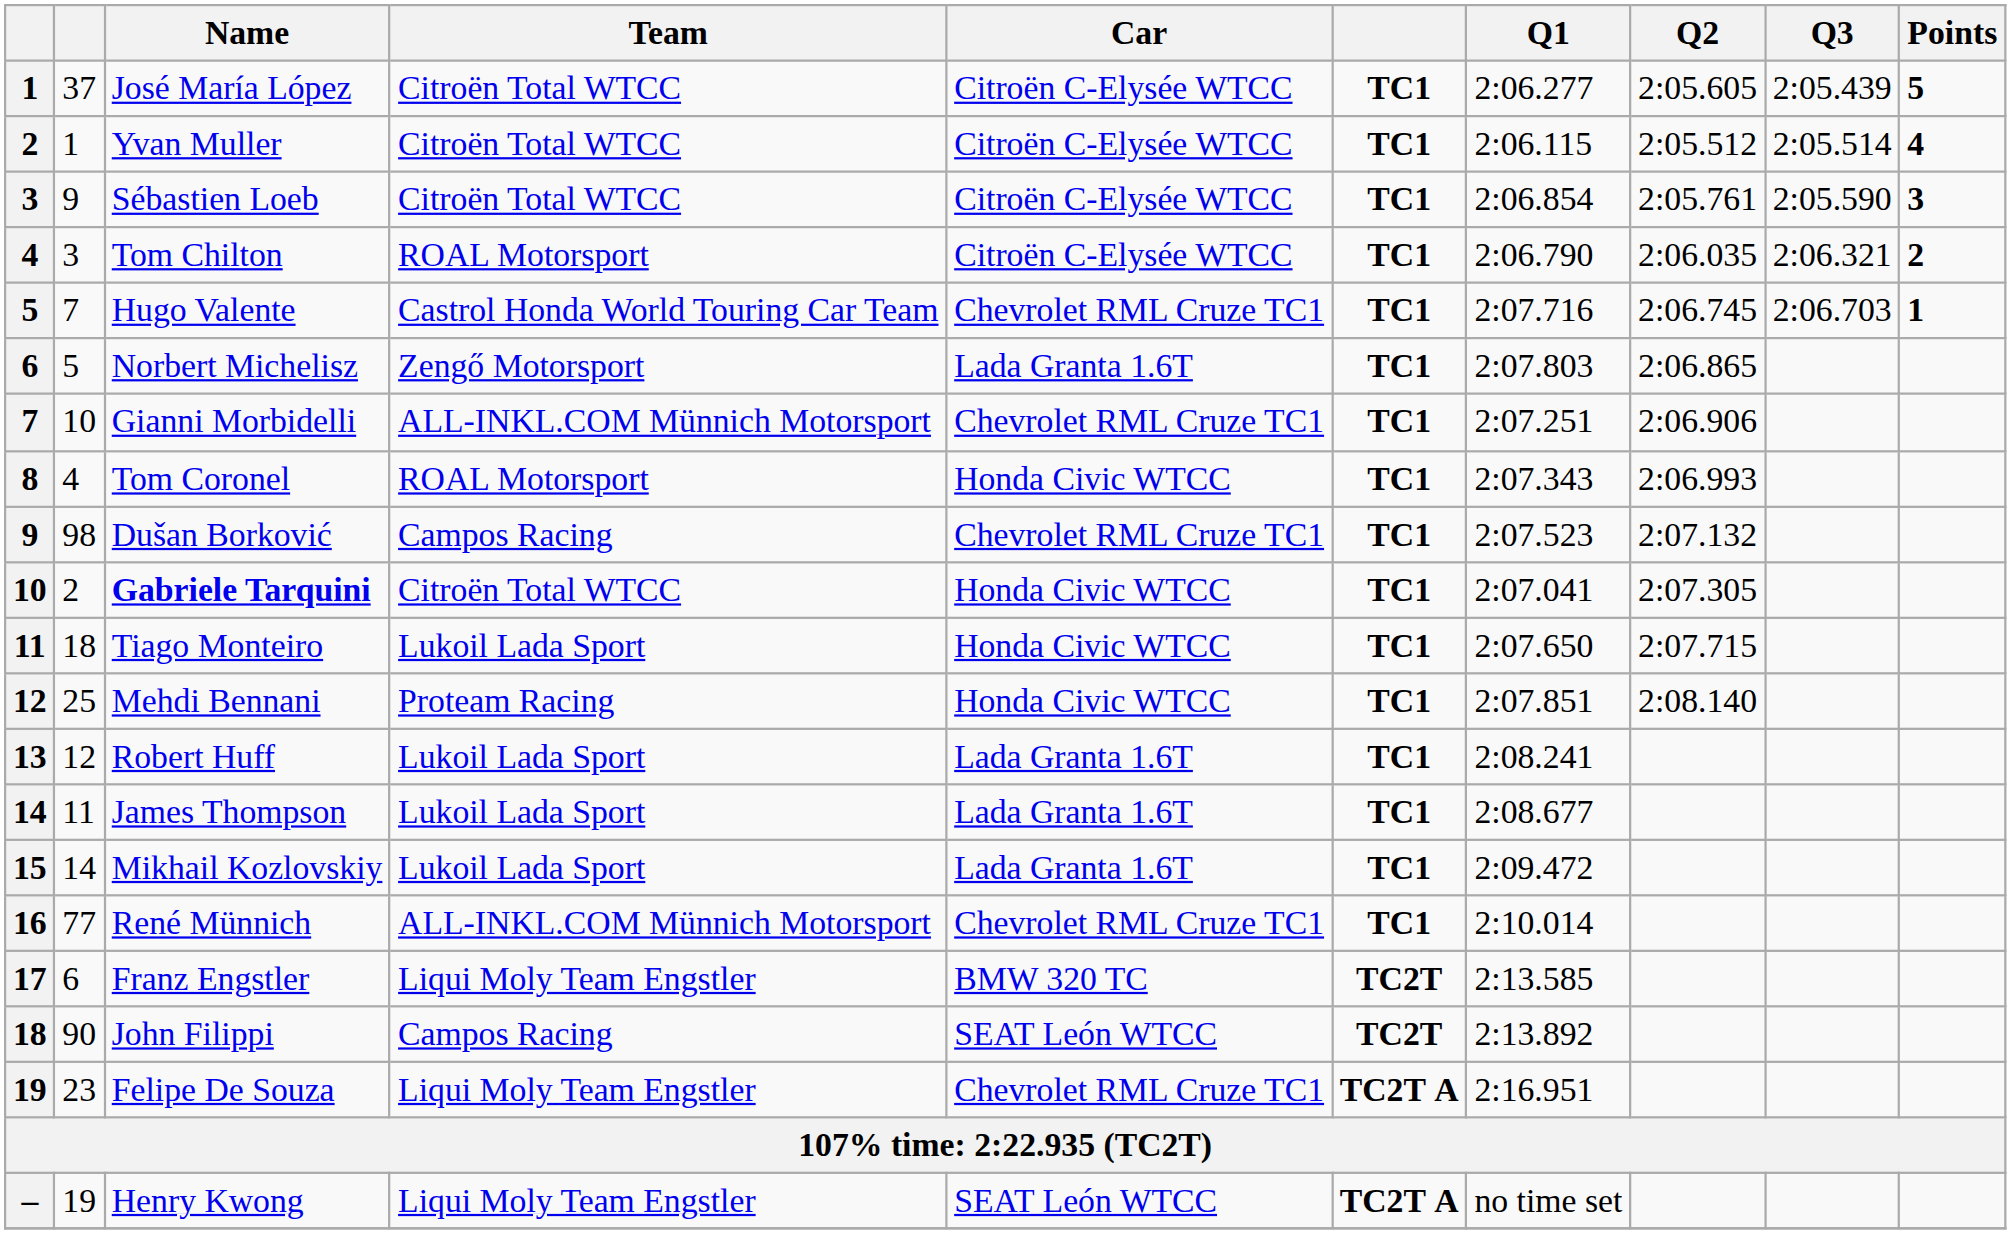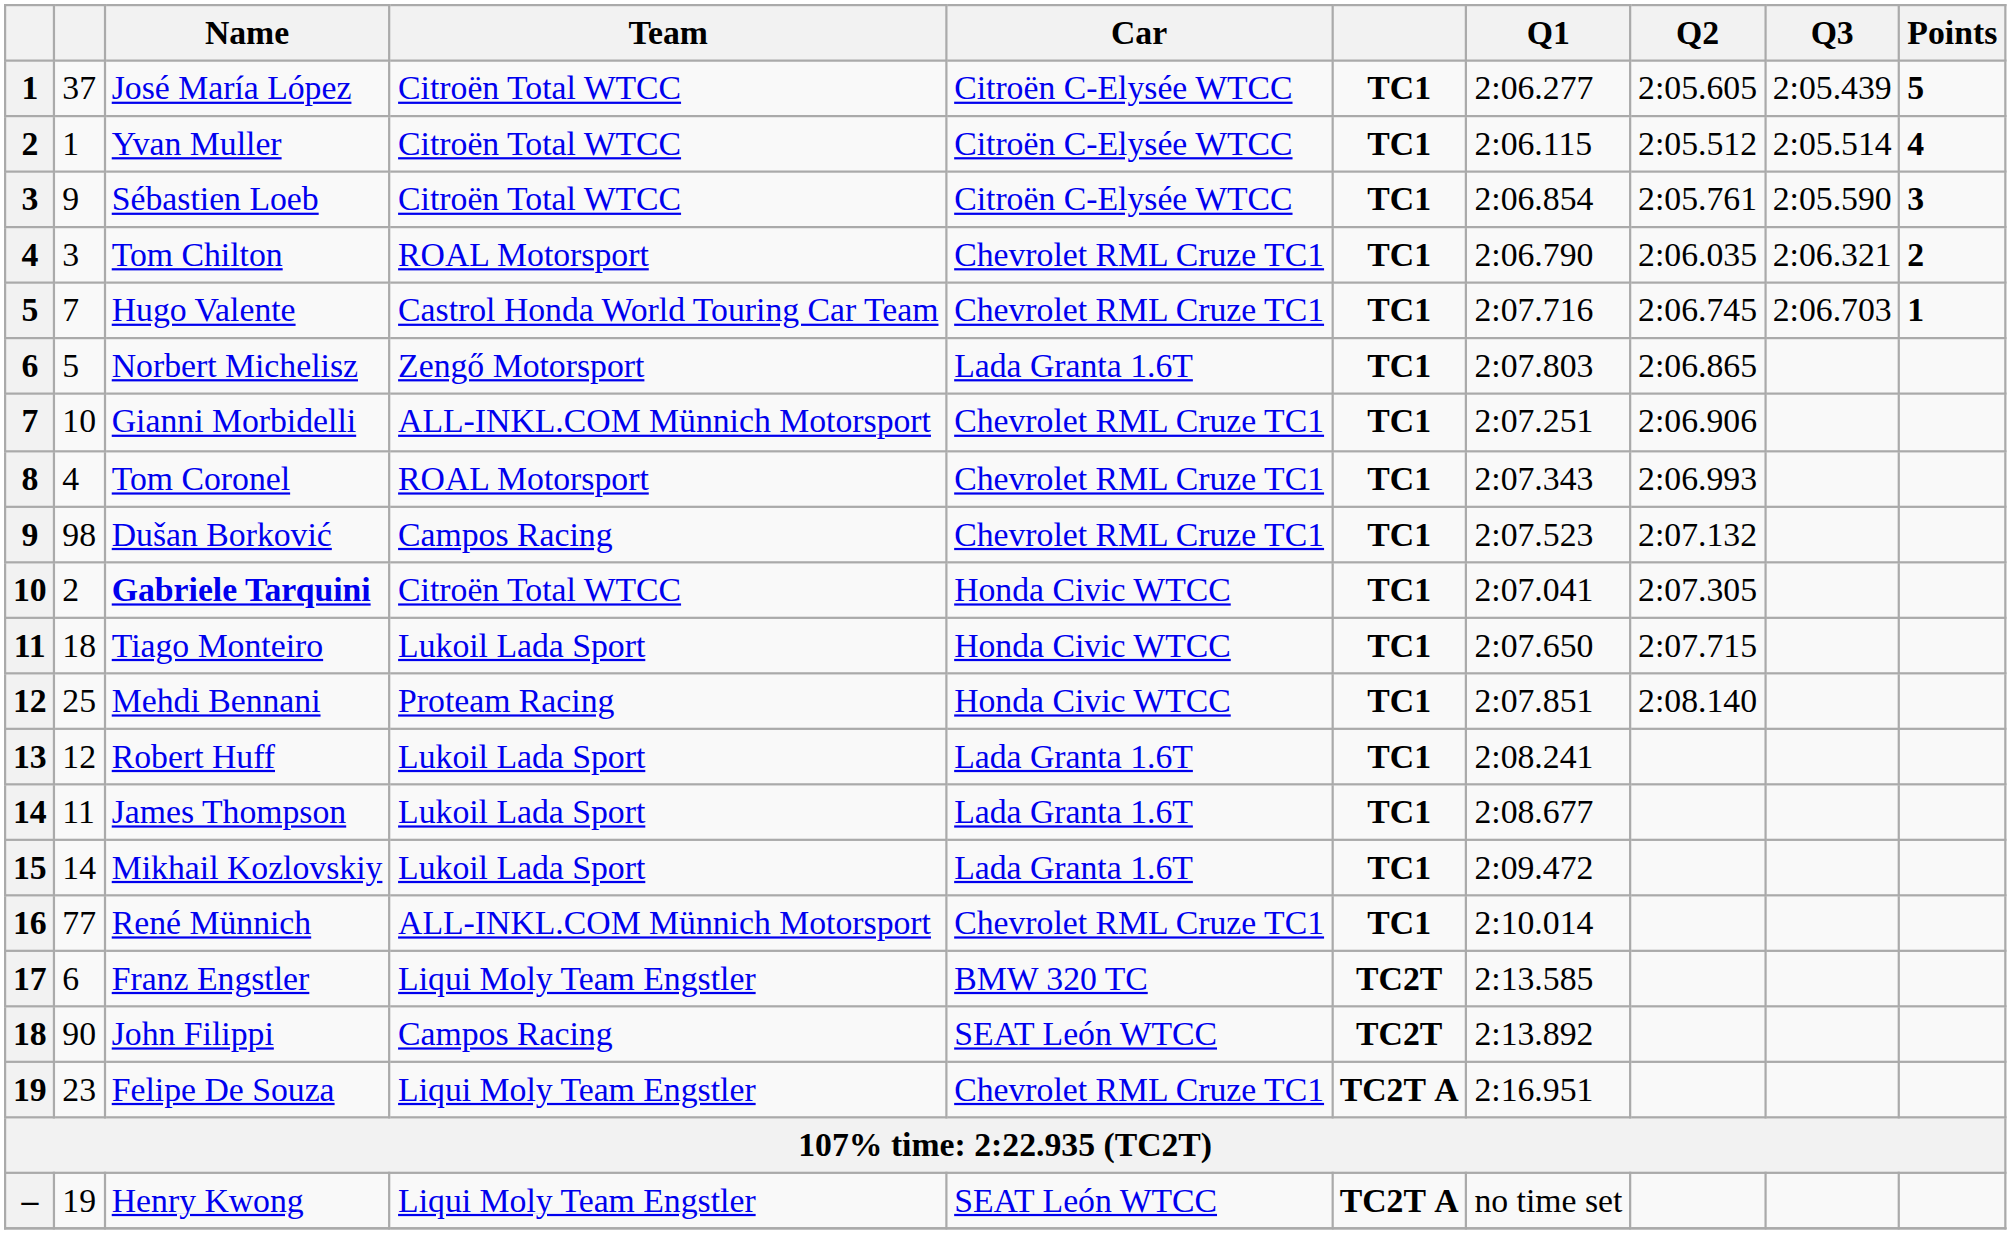(1123, 255) Citroën C-Elysée WTCC -> (1139, 255) Chevrolet RML Cruze TC1
(1092, 477) Honda Civic WTCC -> (1139, 477) Chevrolet RML Cruze TC1
